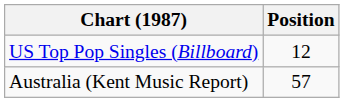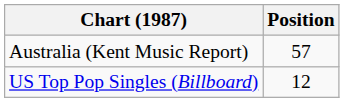rows swapped: (129, 81) <-> (134, 50)
